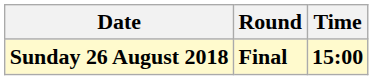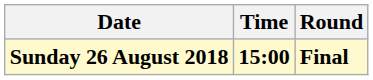columns swapped: (338, 21) <-> (270, 21)
